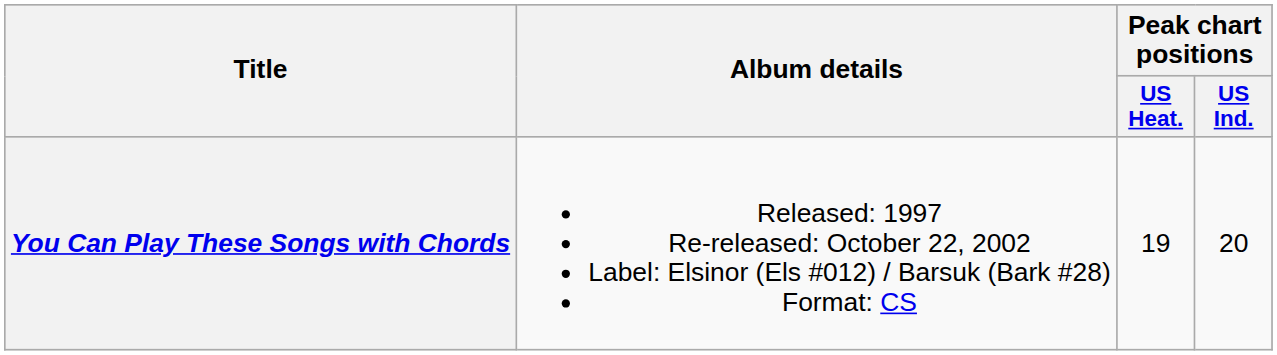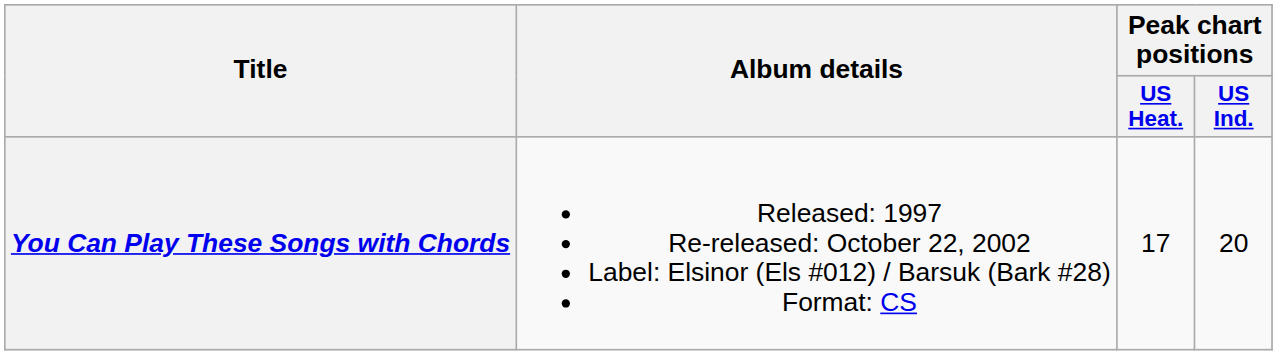(1156, 242) 19 -> (1156, 242) 17
